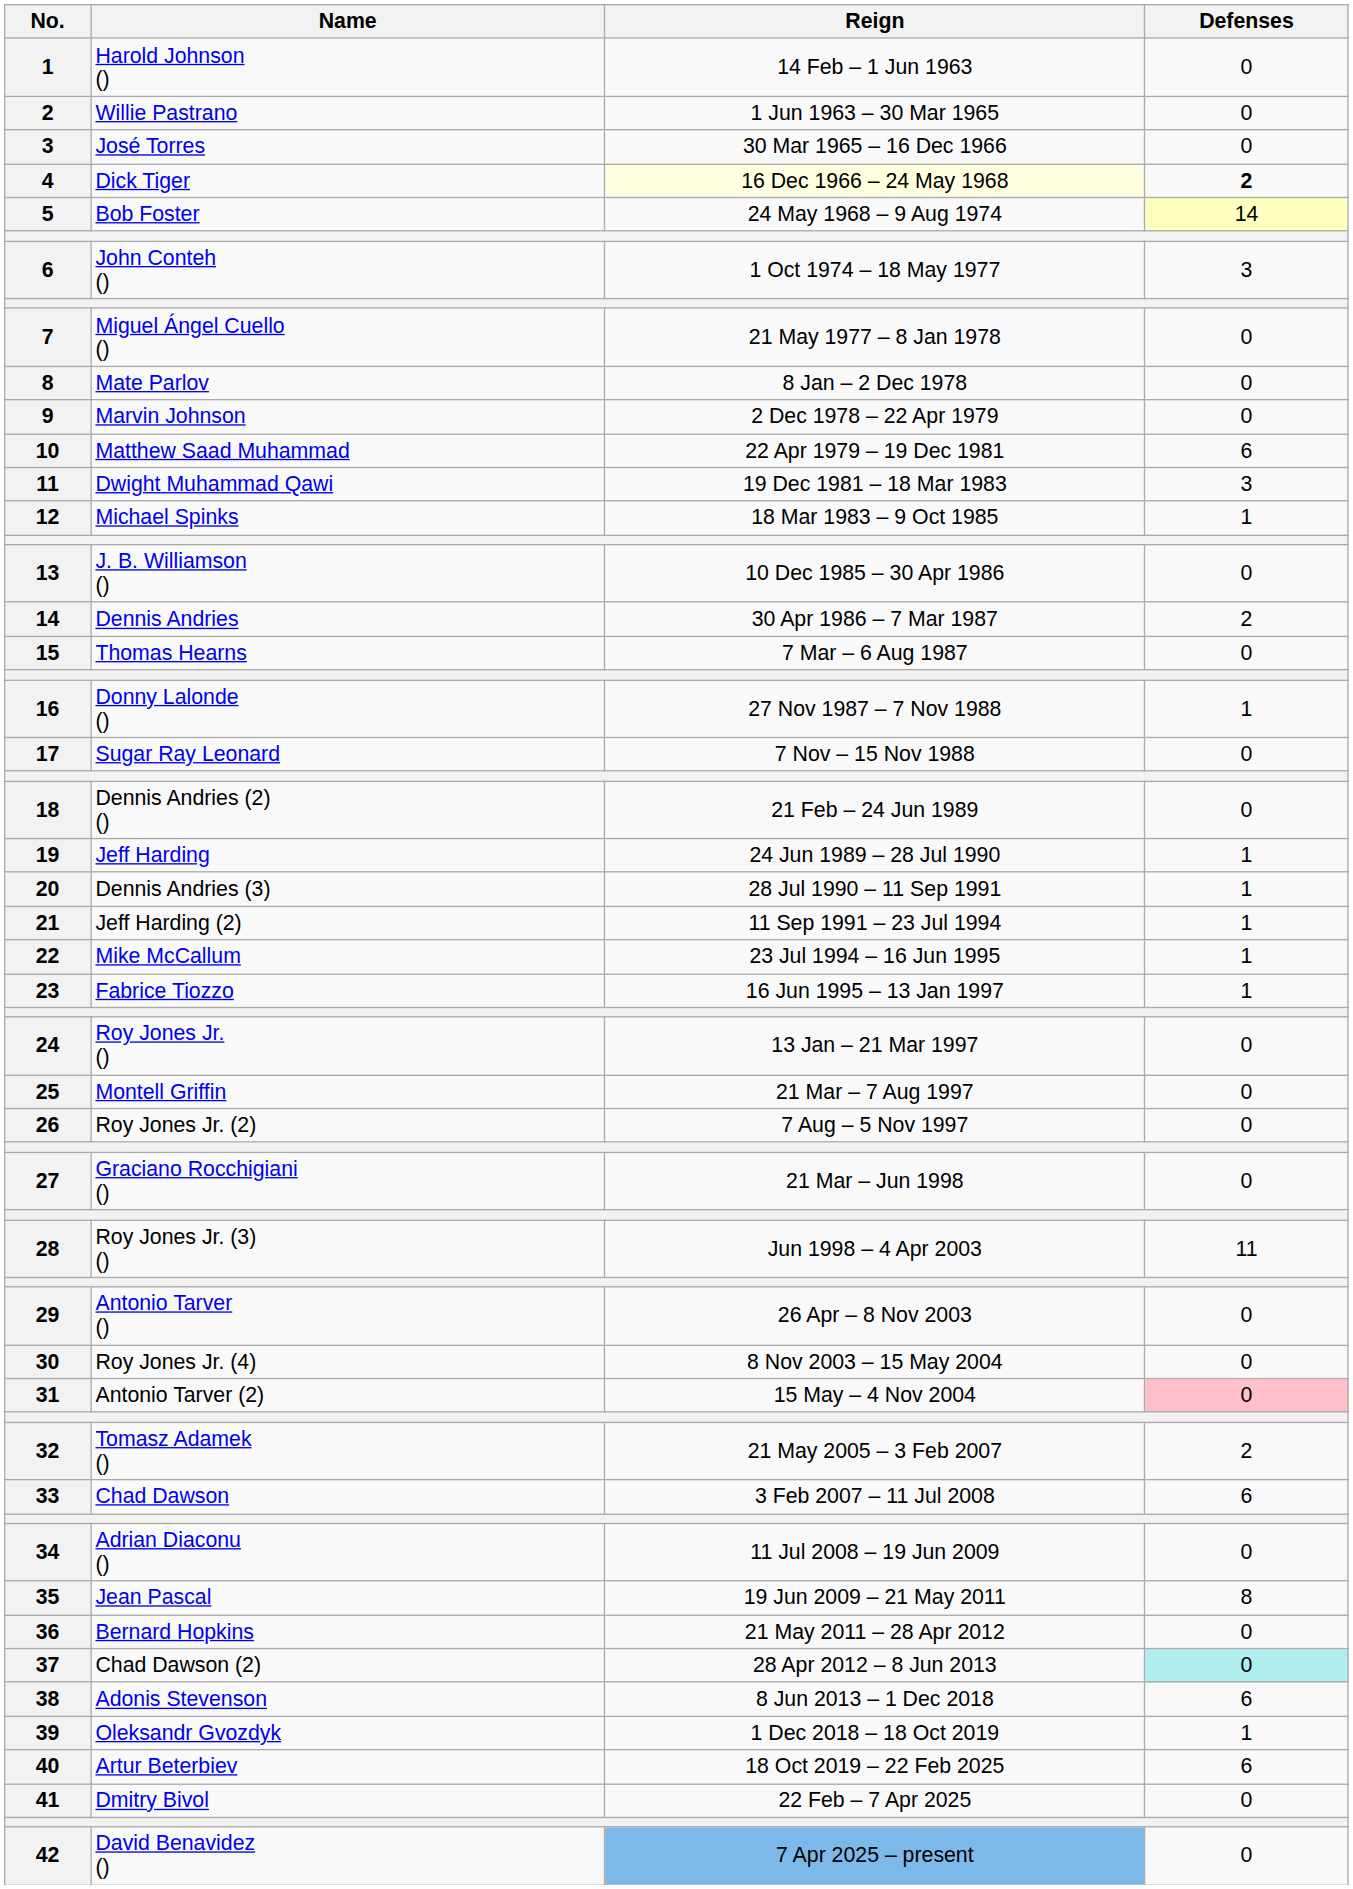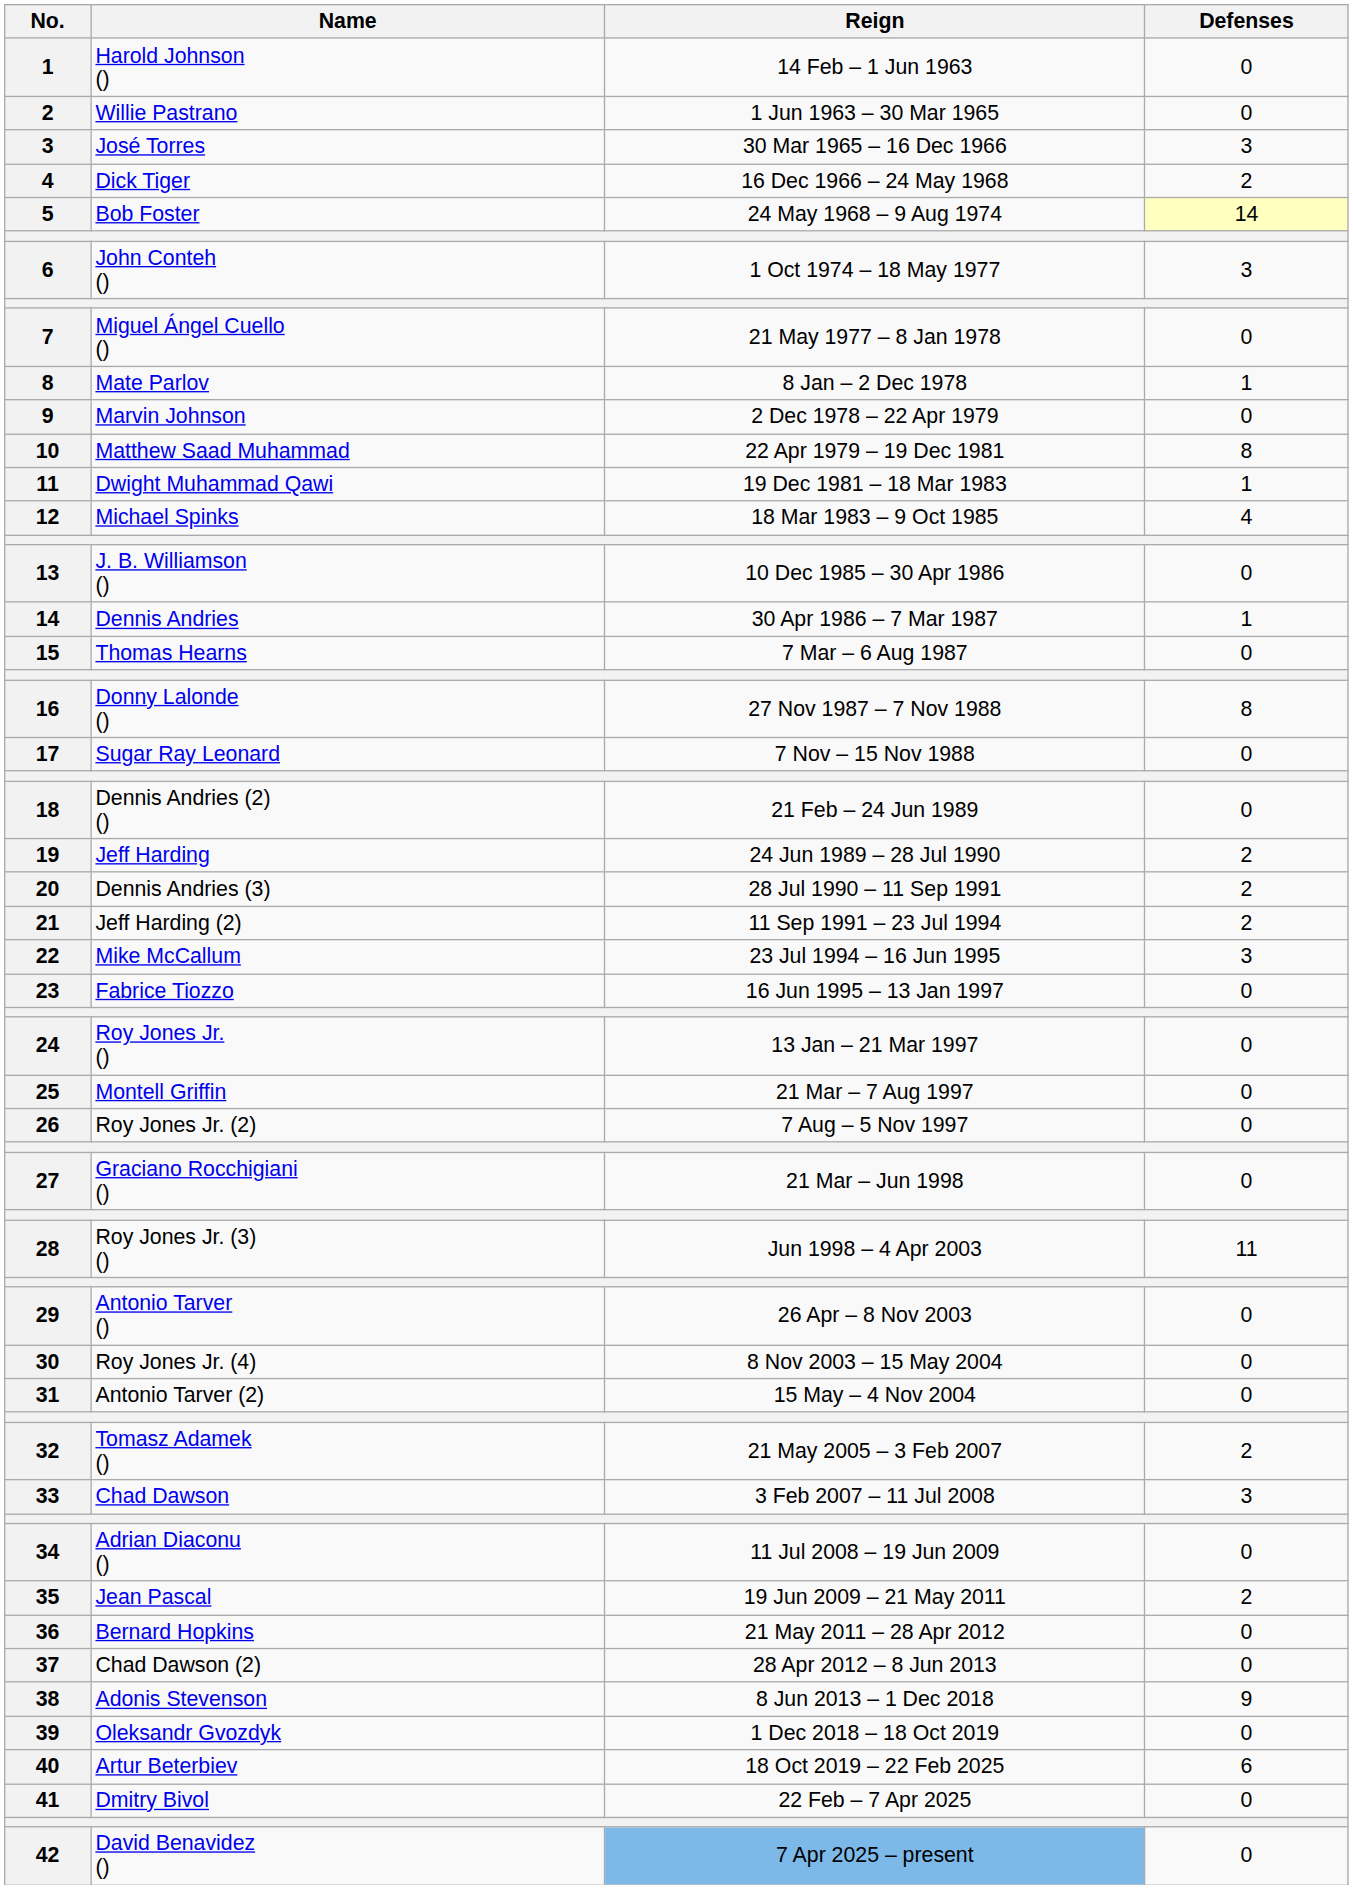(1246, 146) 0 -> (1246, 146) 3
(875, 180) lightyellow background -> (875, 180) no background
(1246, 180) bold -> (1246, 180) normal
(1246, 382) 0 -> (1246, 382) 1
(1246, 450) 6 -> (1246, 450) 8
(1246, 484) 3 -> (1246, 484) 1
(1246, 517) 1 -> (1246, 517) 4
(1246, 619) 2 -> (1246, 619) 1
(1246, 708) 1 -> (1246, 708) 8
(1246, 855) 1 -> (1246, 855) 2
(1246, 889) 1 -> (1246, 889) 2
(1246, 922) 1 -> (1246, 922) 2
(1246, 956) 1 -> (1246, 956) 3
(1246, 990) 1 -> (1246, 990) 0
(1246, 1395) pink background -> (1246, 1395) no background
(1246, 1496) 6 -> (1246, 1496) 3
(1246, 1597) 8 -> (1246, 1597) 2
(1246, 1665) paleturquoise background -> (1246, 1665) no background
(1246, 1699) 6 -> (1246, 1699) 9
(1246, 1732) 1 -> (1246, 1732) 0
